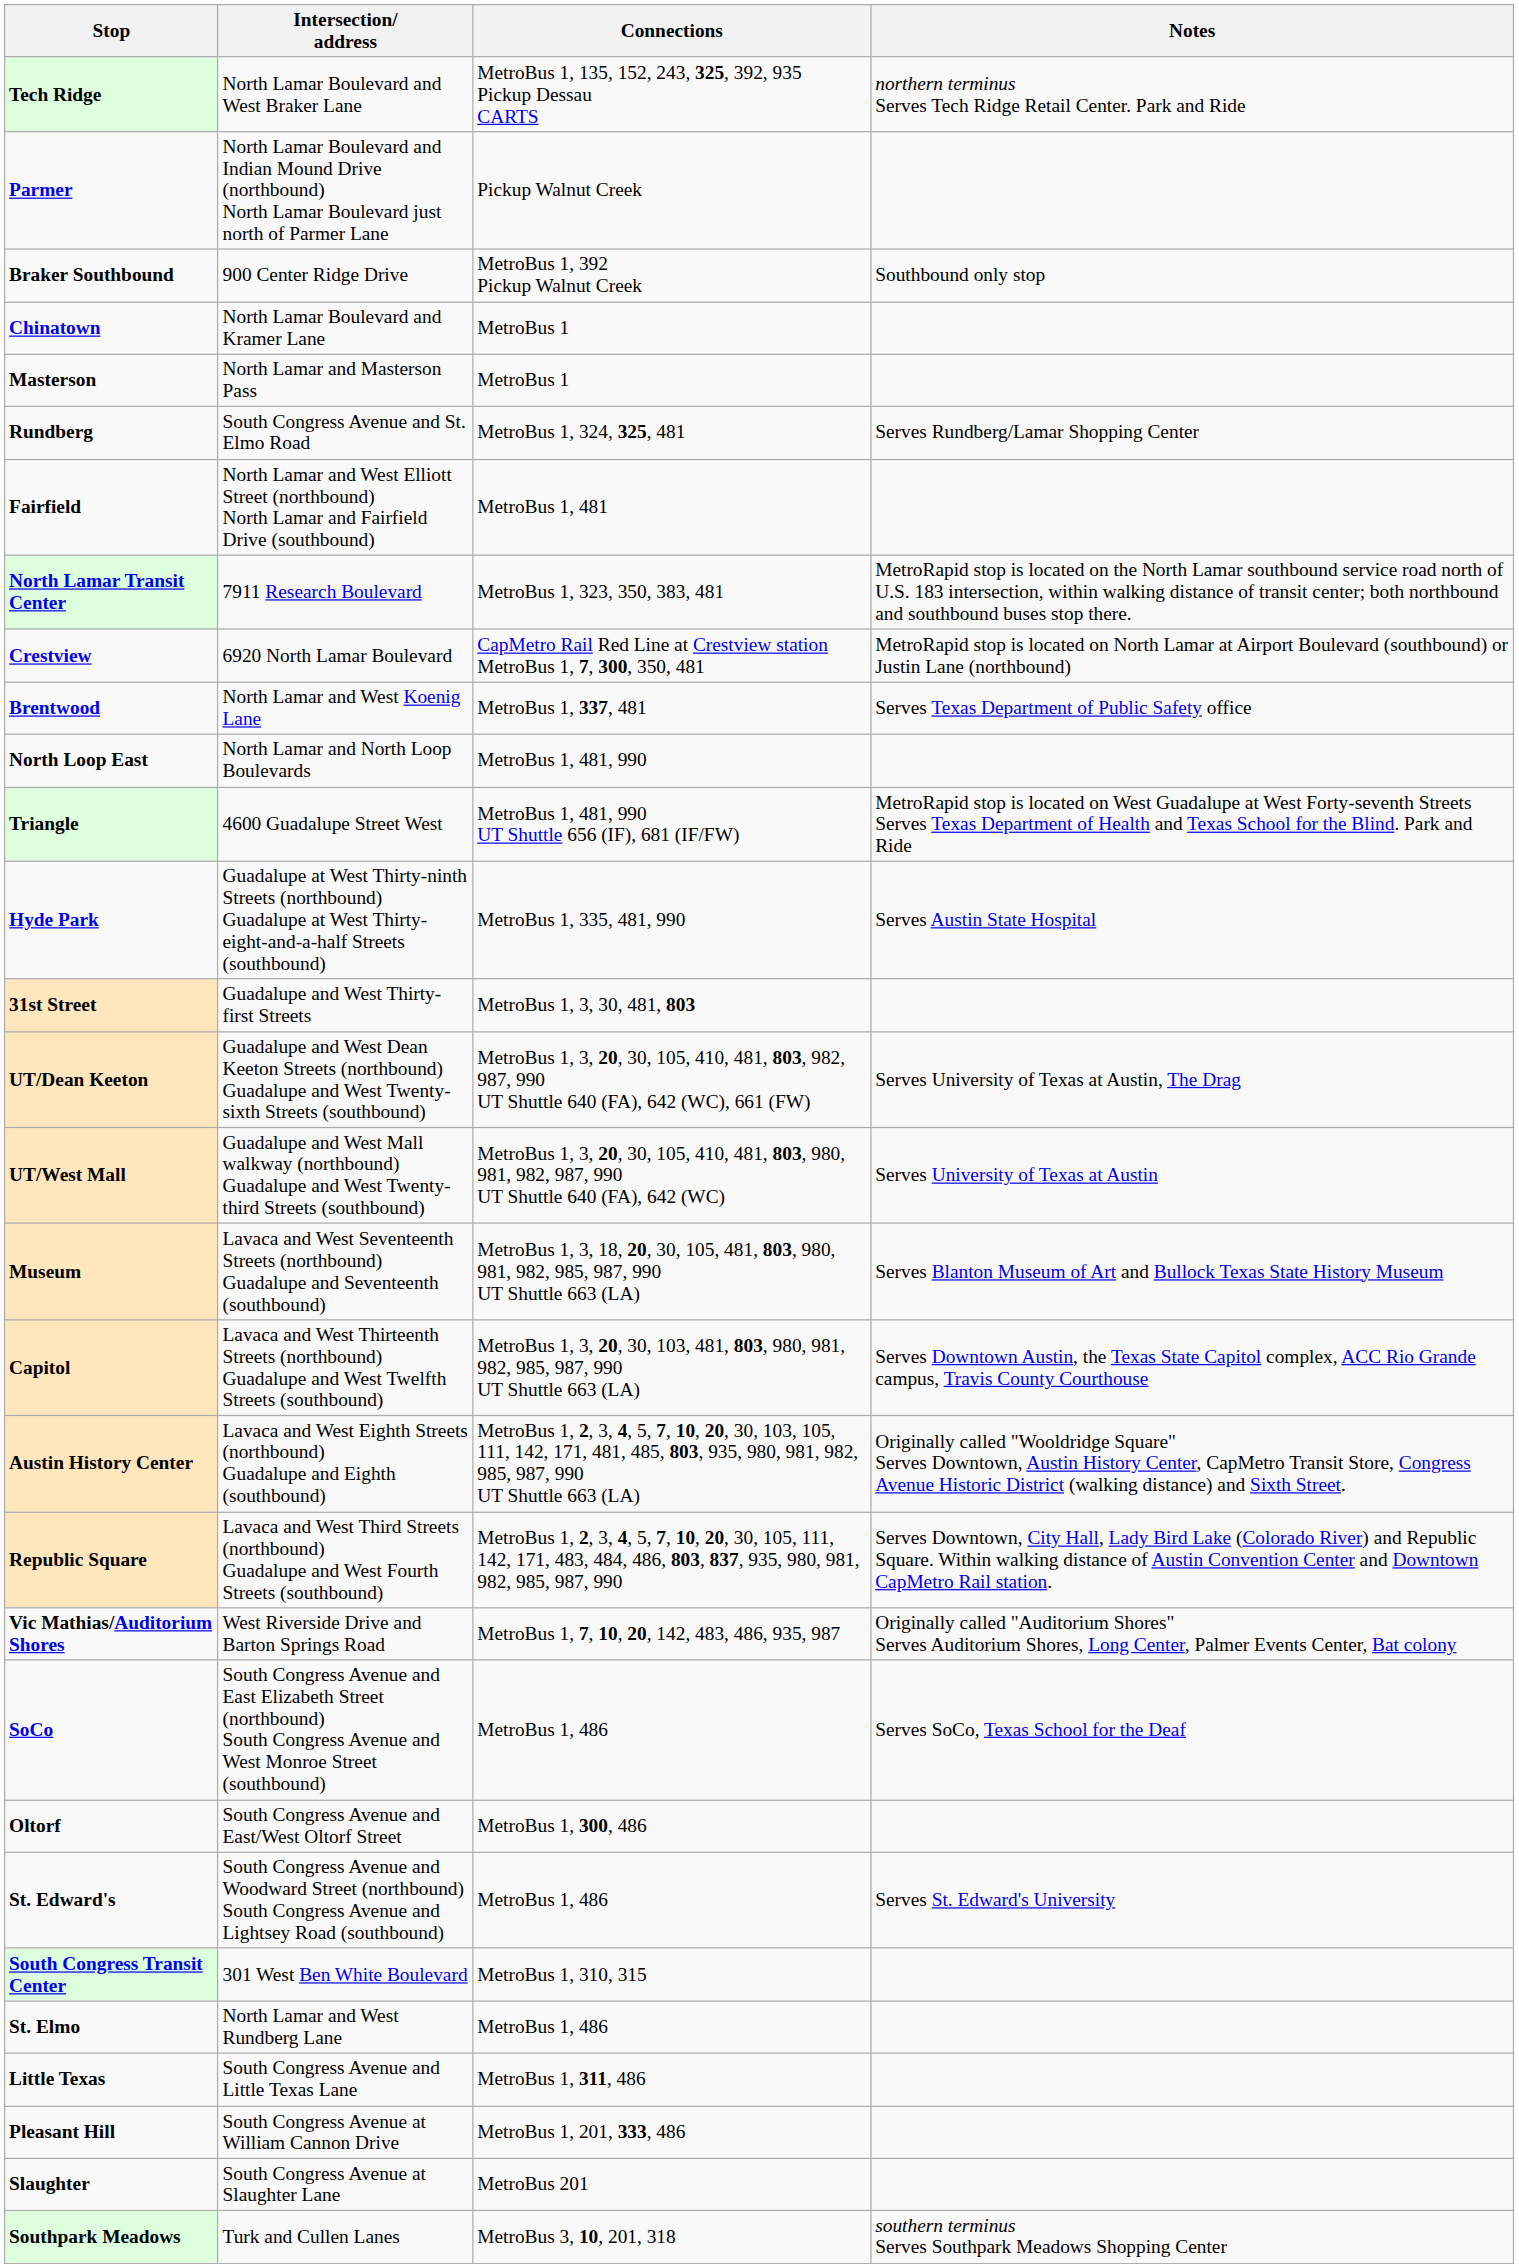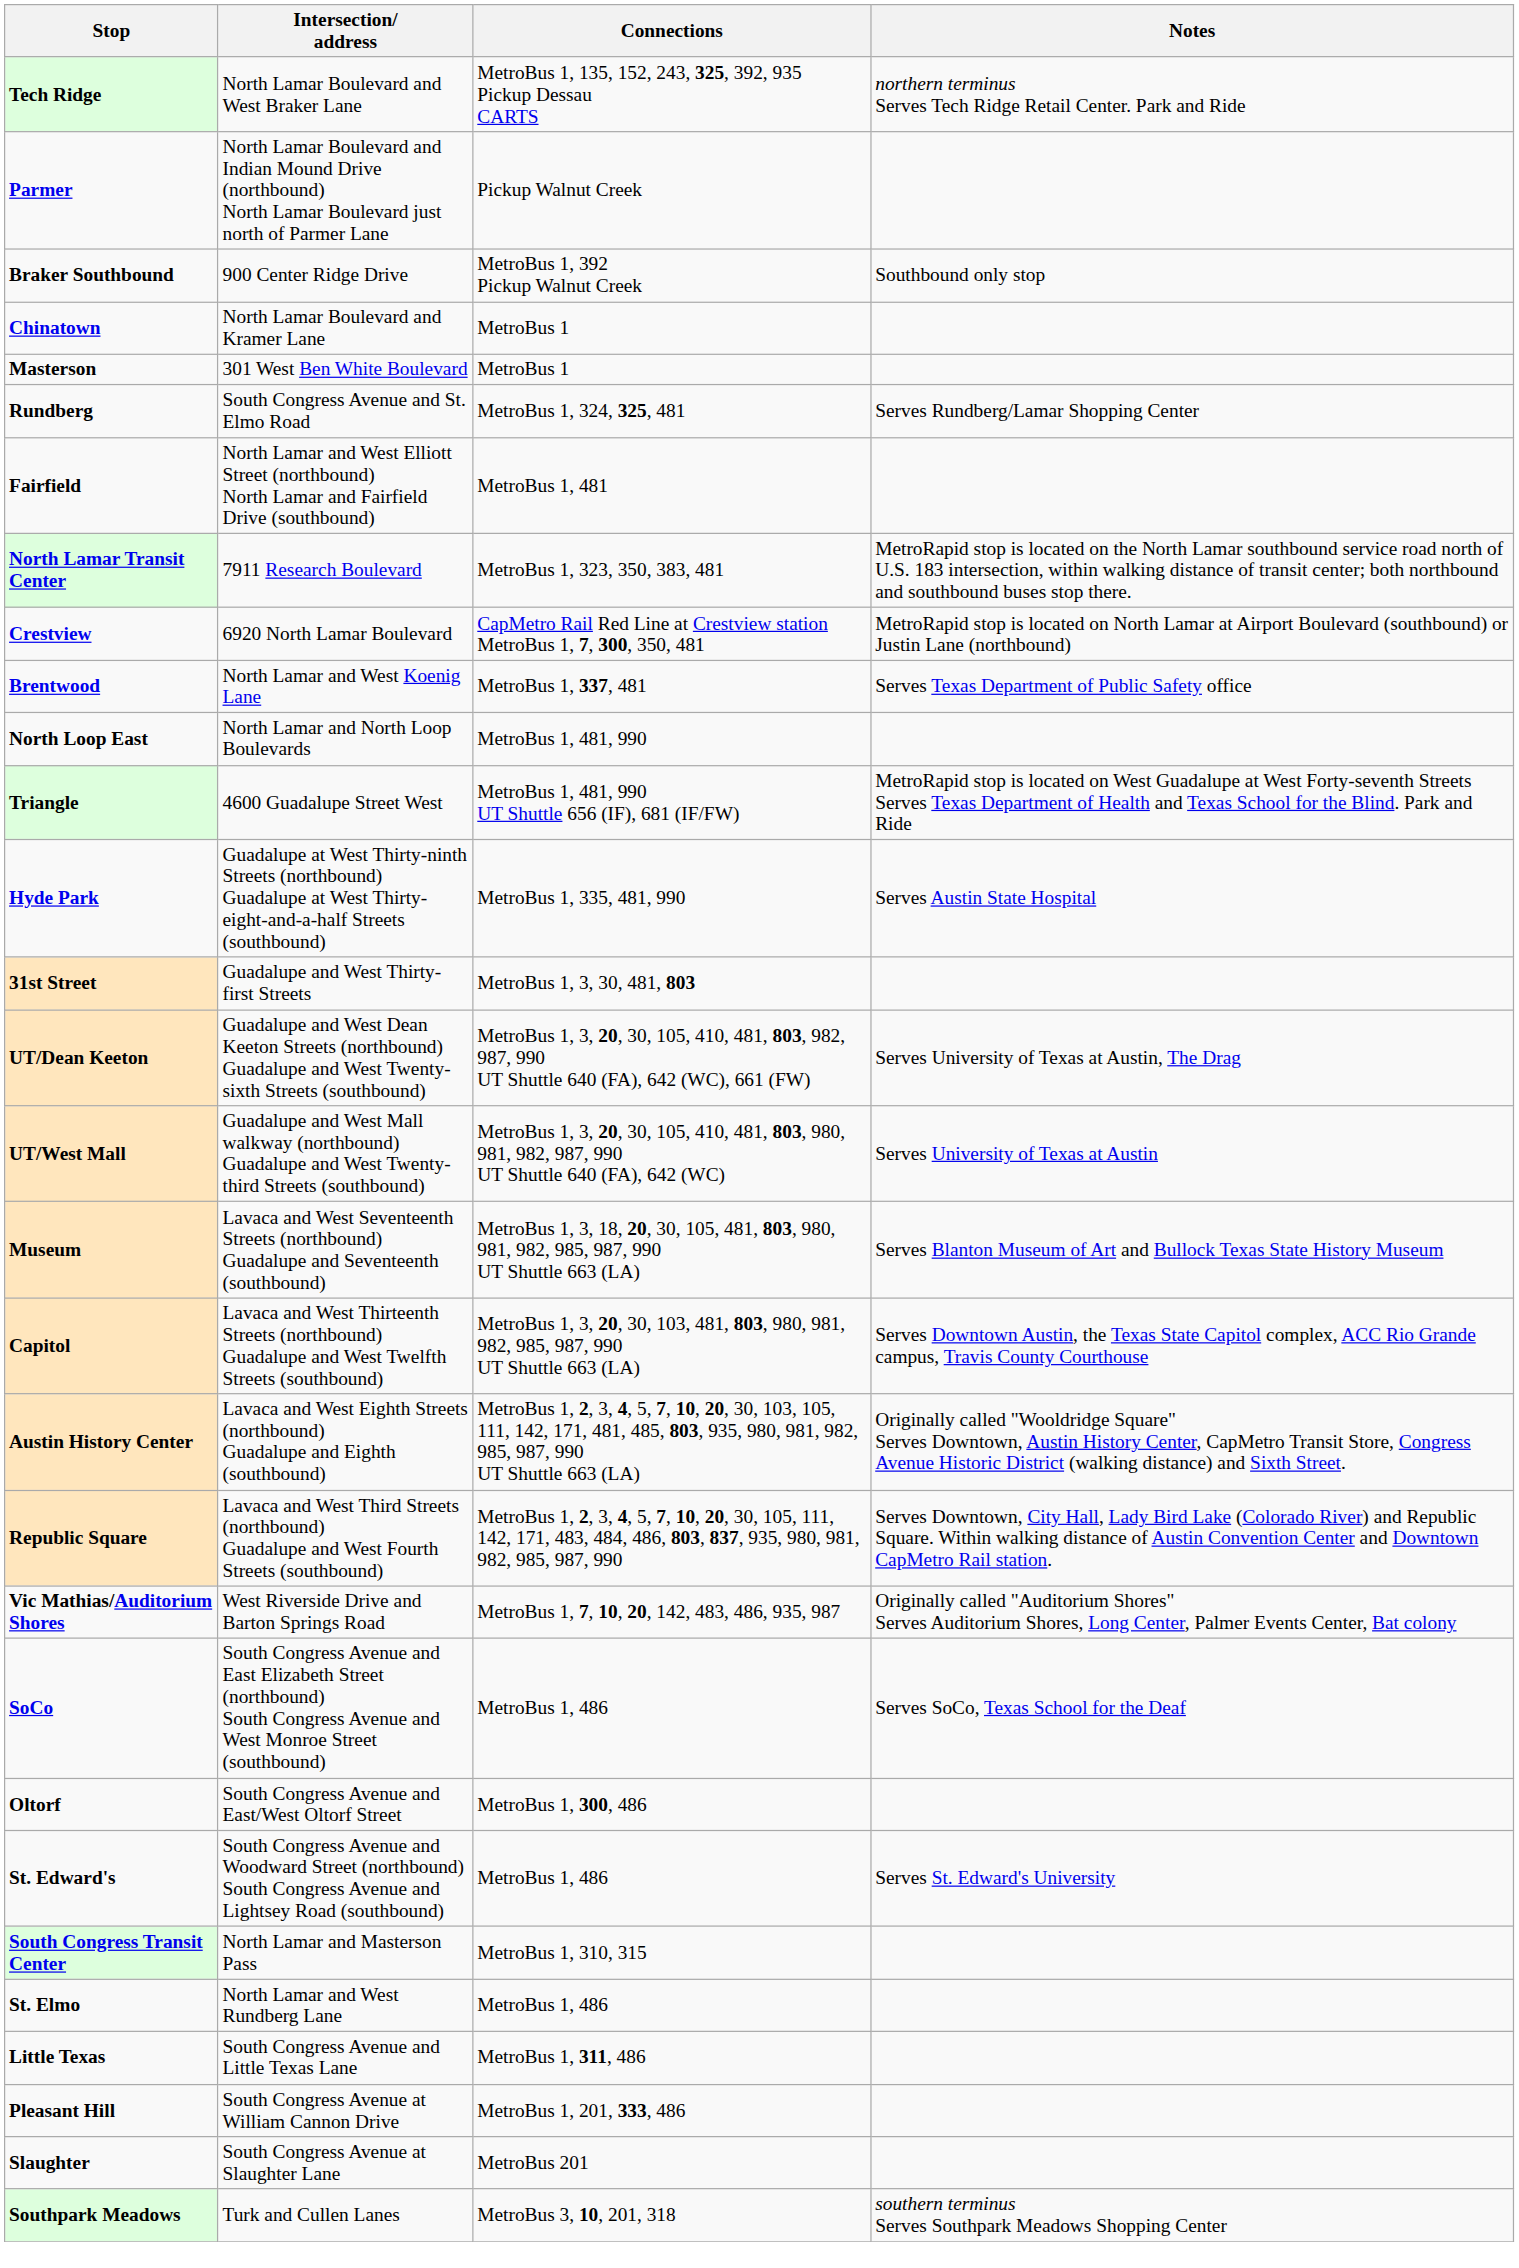(332, 380) North Lamar and Masterson Pass -> (345, 369) 301 West Ben White Boulevard
(345, 1974) 301 West Ben White Boulevard -> (332, 1952) North Lamar and Masterson Pass
